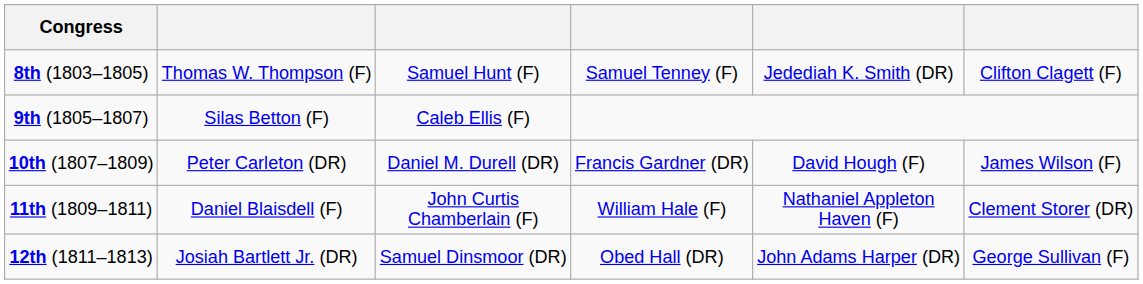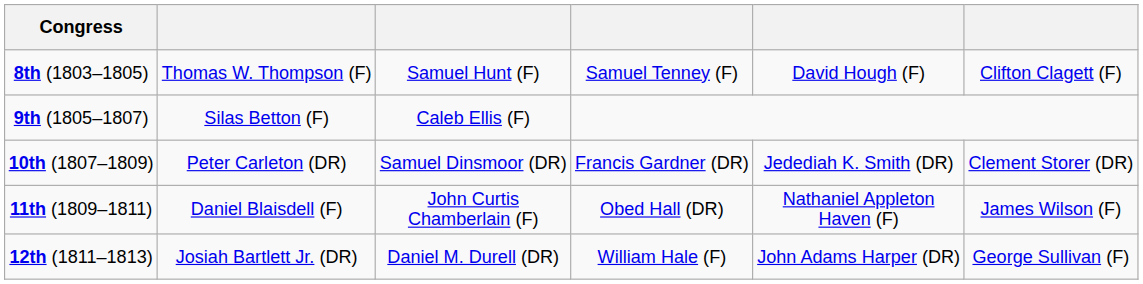(859, 72) Jedediah K. Smith (DR) -> (859, 72) David Hough (F)
(473, 162) Daniel M. Durell (DR) -> (473, 162) Samuel Dinsmoor (DR)
(859, 162) David Hough (F) -> (859, 162) Jedediah K. Smith (DR)
(1051, 162) James Wilson (F) -> (1051, 162) Clement Storer (DR)
(662, 209) William Hale (F) -> (662, 209) Obed Hall (DR)
(1051, 209) Clement Storer (DR) -> (1051, 209) James Wilson (F)
(473, 256) Samuel Dinsmoor (DR) -> (473, 256) Daniel M. Durell (DR)
(662, 256) Obed Hall (DR) -> (662, 256) William Hale (F)
